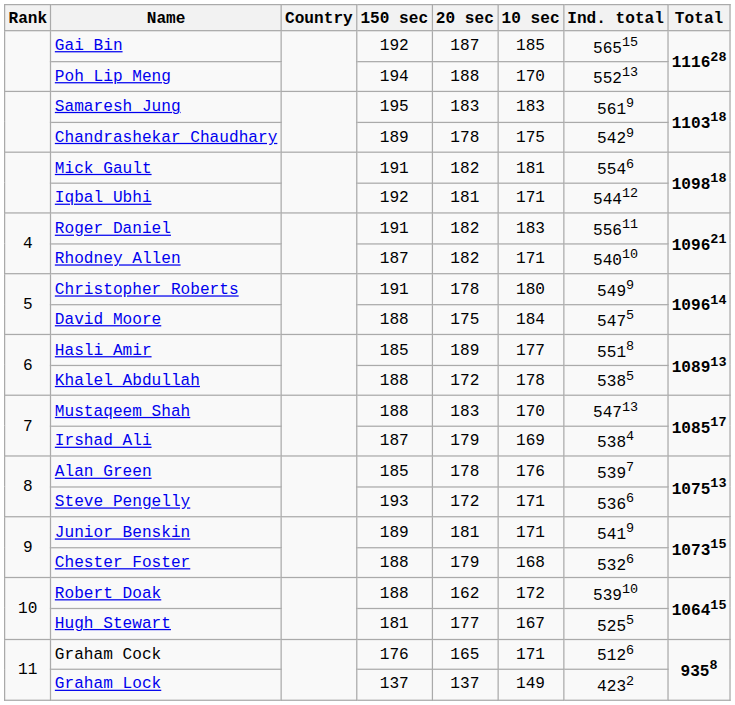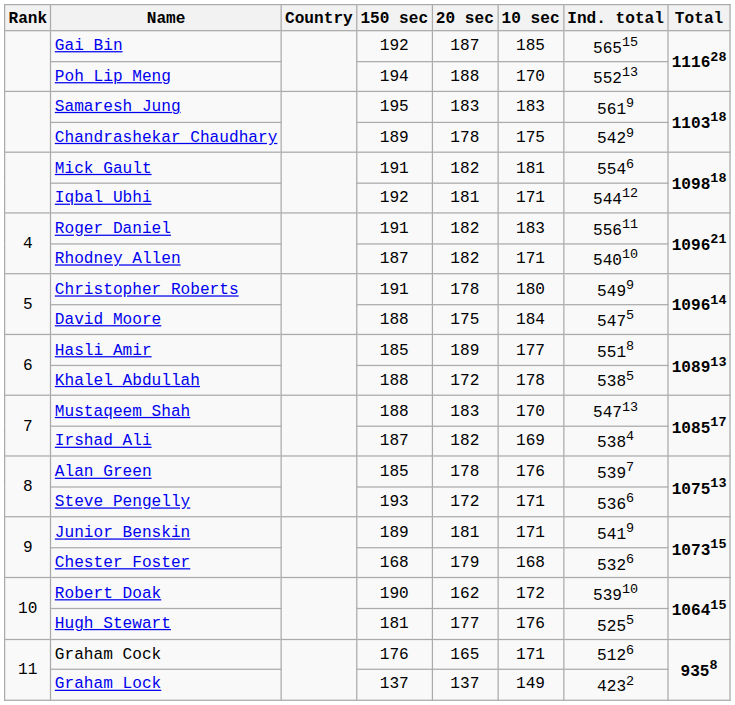(465, 441) 179 -> (465, 441) 182
(394, 563) 188 -> (394, 563) 168
(394, 593) 188 -> (394, 593) 190
(531, 624) 167 -> (531, 624) 176
